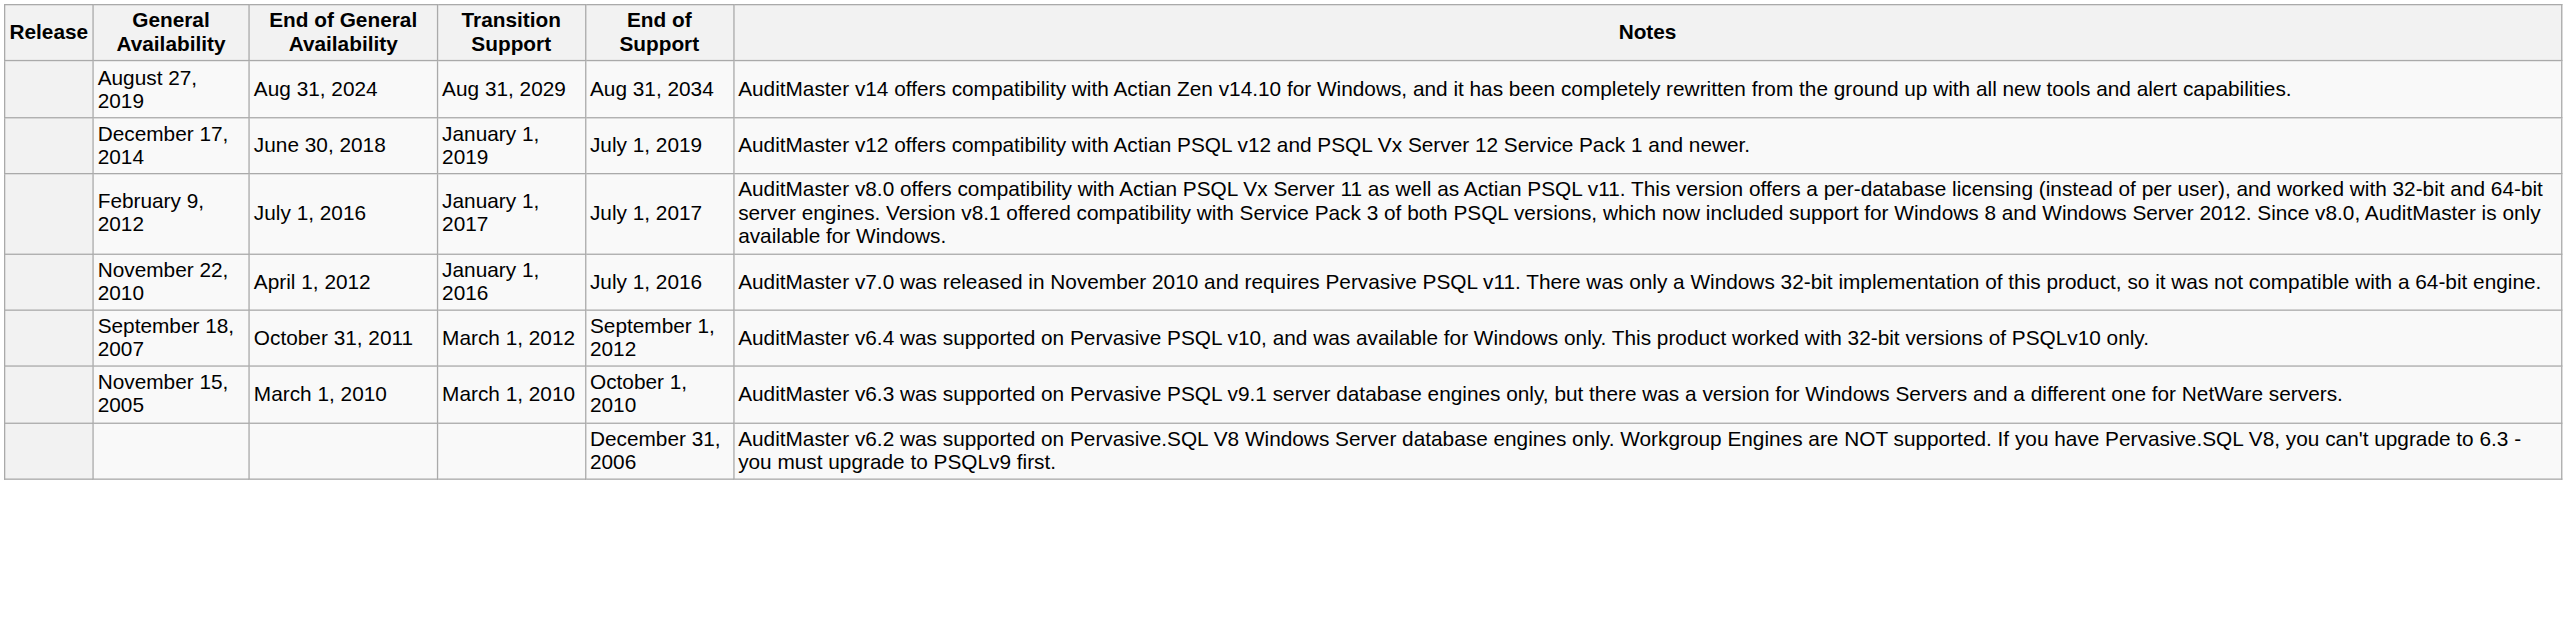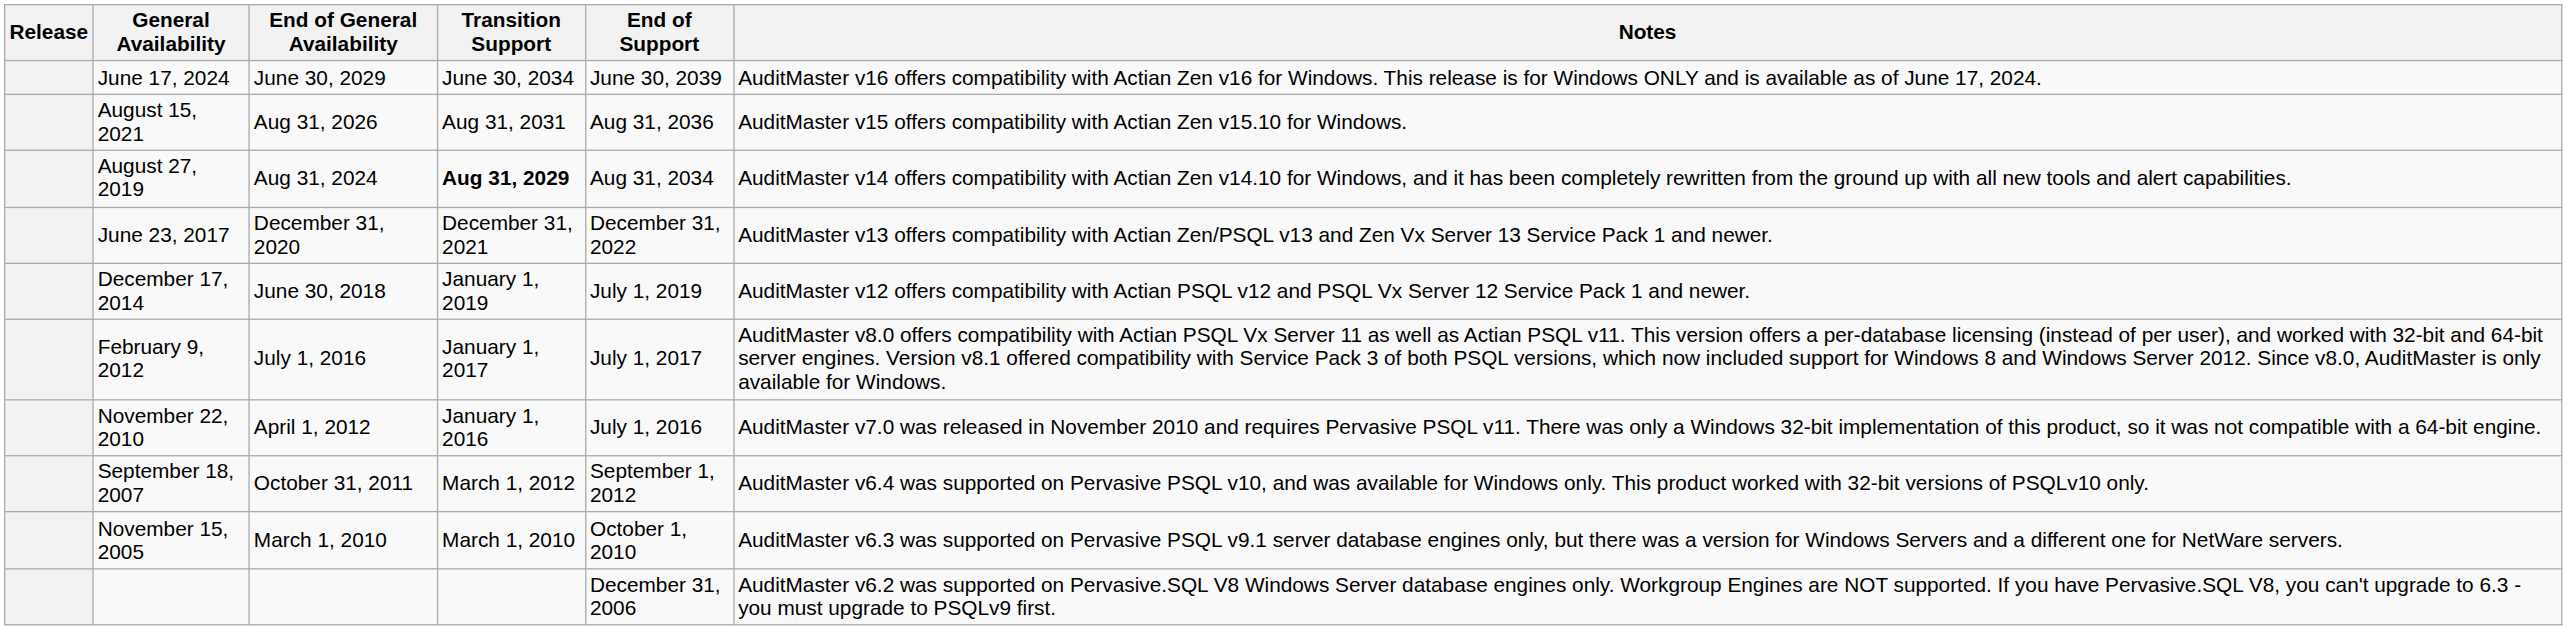+ row: (164, 77)
+ row: (147, 122)
(504, 89) normal -> (506, 178) bold
+ row: (164, 234)
